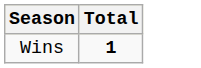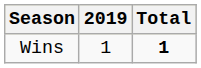+ column: (106, 19)
